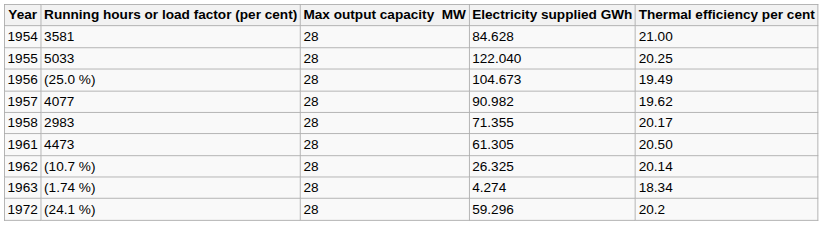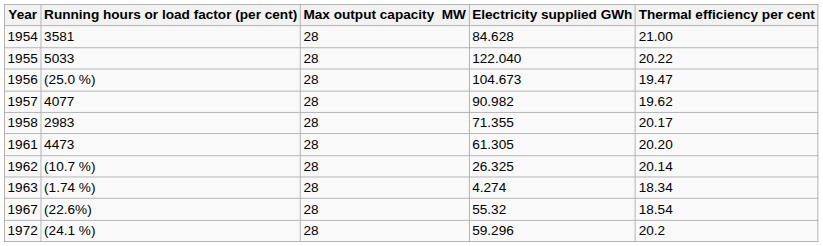(656, 58) 20.25 -> (656, 58) 20.22
(656, 79) 19.49 -> (656, 79) 19.47
(656, 144) 20.50 -> (656, 144) 20.20
+ row: (23, 209)
